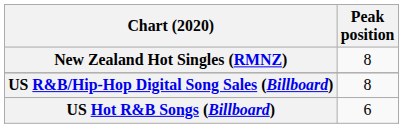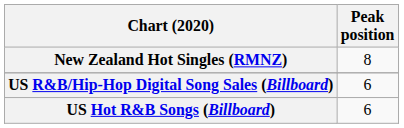(368, 85) 8 -> (368, 85) 6
